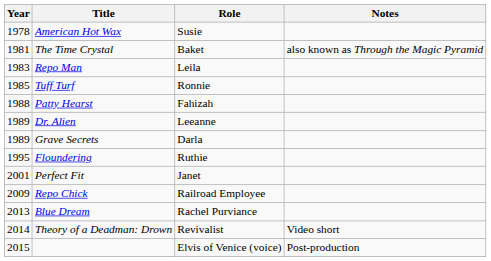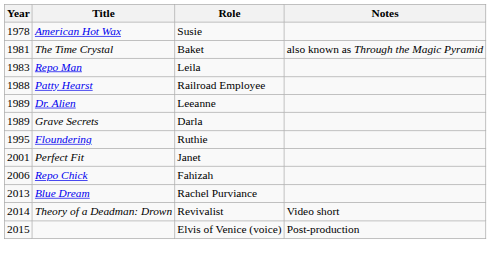- row: (55, 85)
(195, 103) Fahizah -> (221, 85) Railroad Employee
(18, 193) 2009 -> (18, 175) 2006
(221, 193) Railroad Employee -> (195, 175) Fahizah
